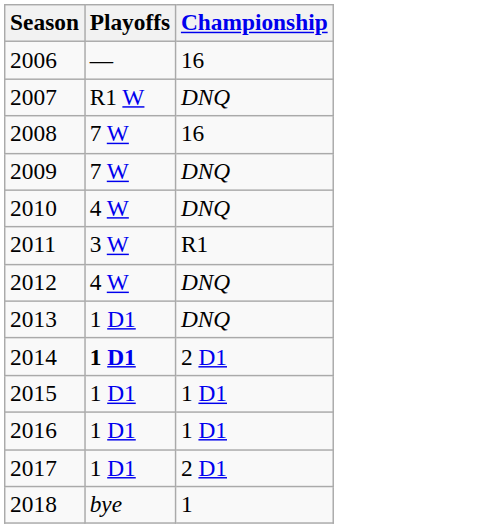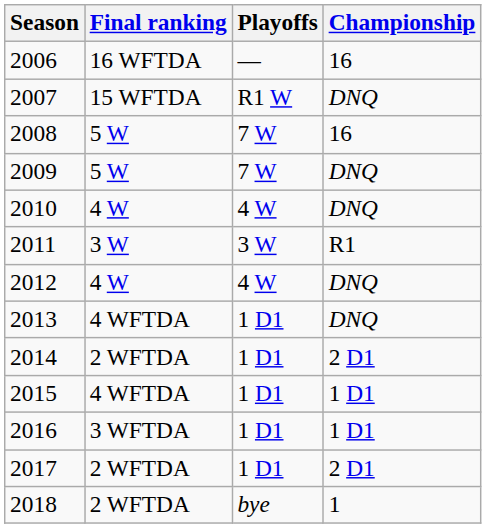+ column: (158, 23)
(113, 356) bold -> (260, 356) normal
